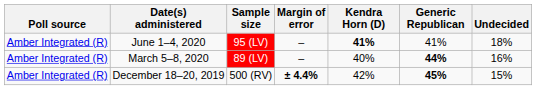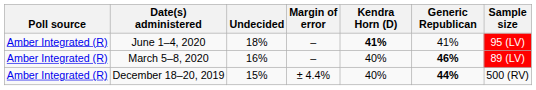columns swapped: (251, 19) <-> (502, 25)
(436, 59) 44% -> (448, 59) 46%
(301, 76) bold -> (313, 76) normal
(364, 76) 42% -> (376, 76) 40%
(436, 76) 45% -> (448, 76) 44%
